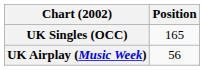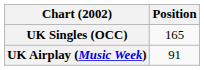(175, 55) 56 -> (175, 55) 91
